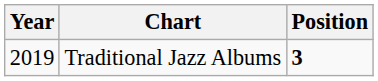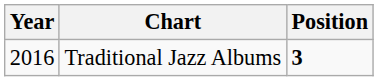(32, 57) 2019 -> (32, 57) 2016
